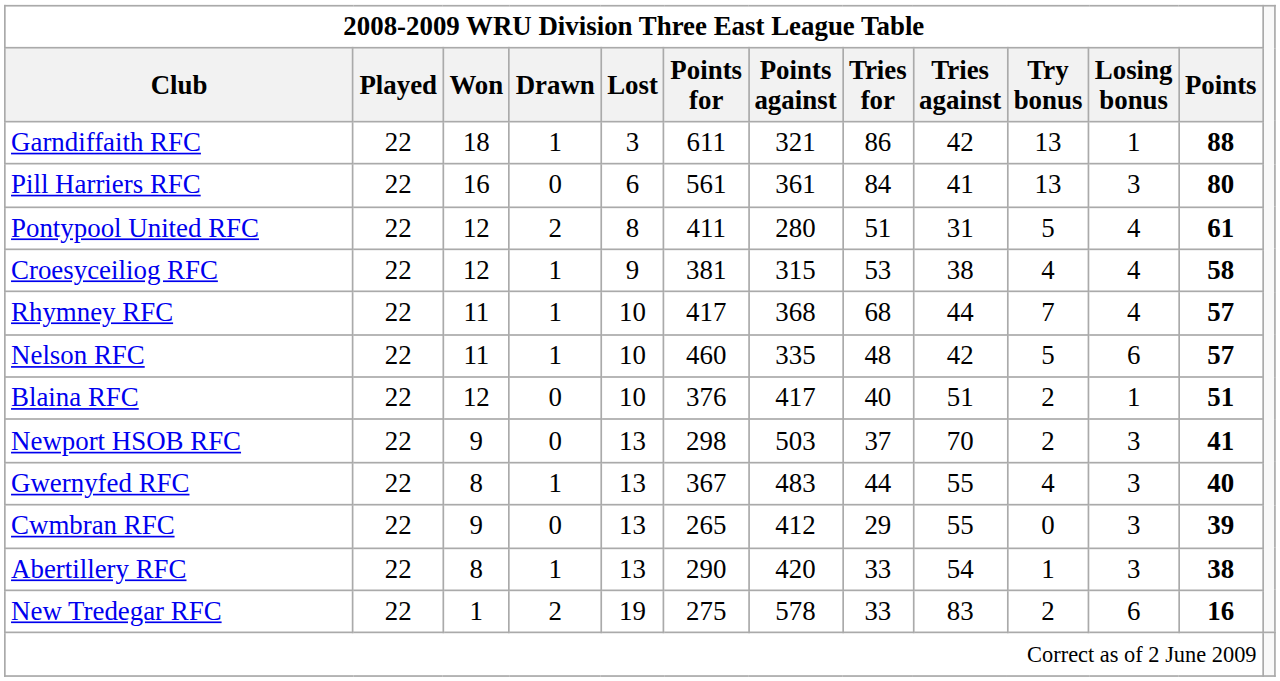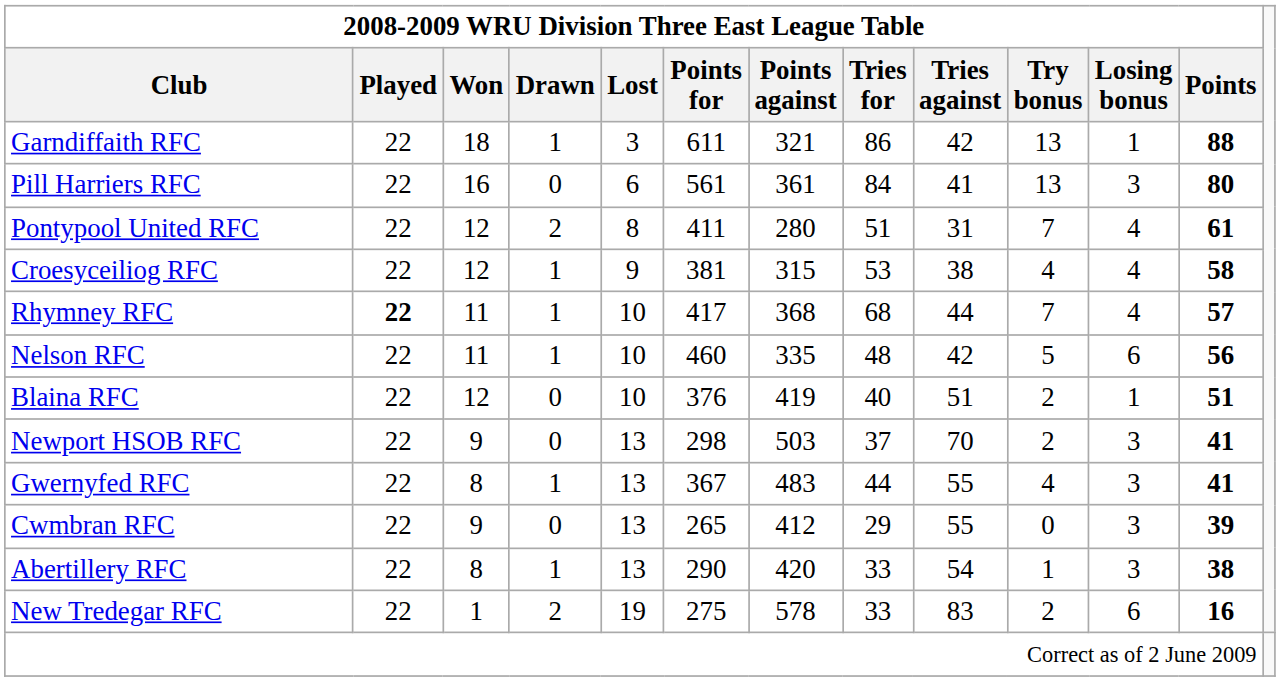(1048, 227) 5 -> (1048, 227) 7
(398, 312) normal -> (398, 312) bold
(1221, 355) 57 -> (1221, 355) 56
(796, 397) 417 -> (796, 397) 419
(1221, 483) 40 -> (1221, 483) 41
